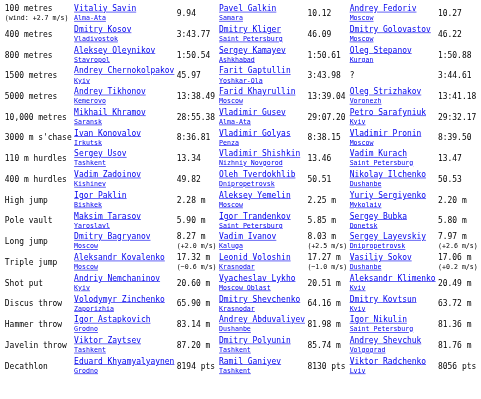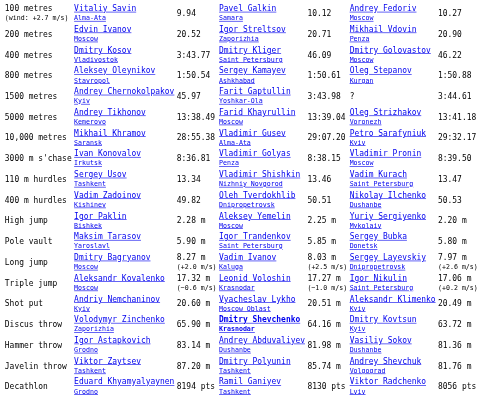+ row: (29, 34)
(381, 262) Vasiliy Sokov Dushanbe -> (381, 283) Igor Nikulin Saint Petersburg
(260, 303) normal -> (260, 324) bold
(381, 324) Igor Nikulin Saint Petersburg -> (381, 345) Vasiliy Sokov Dushanbe
